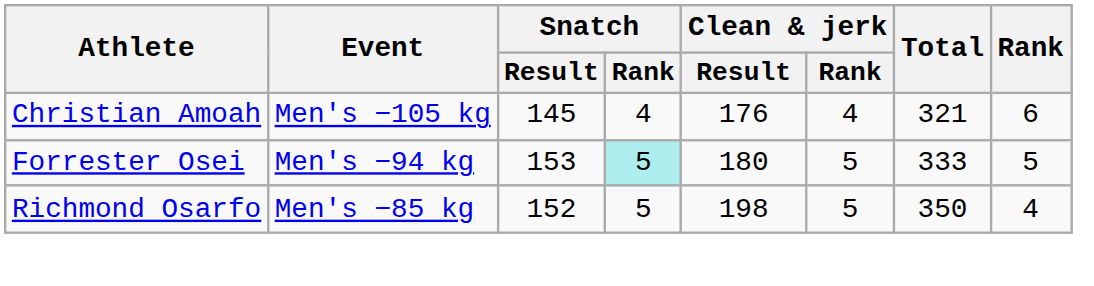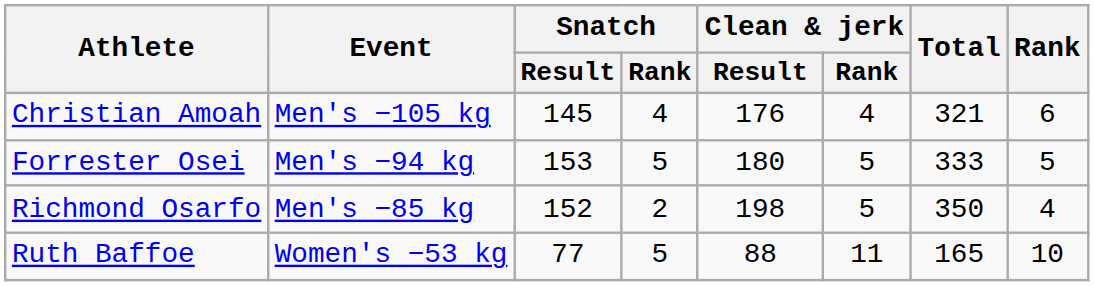(643, 163) paleturquoise background -> (660, 163) no background
(643, 209) 5 -> (660, 209) 2
+ row: (103, 256)
